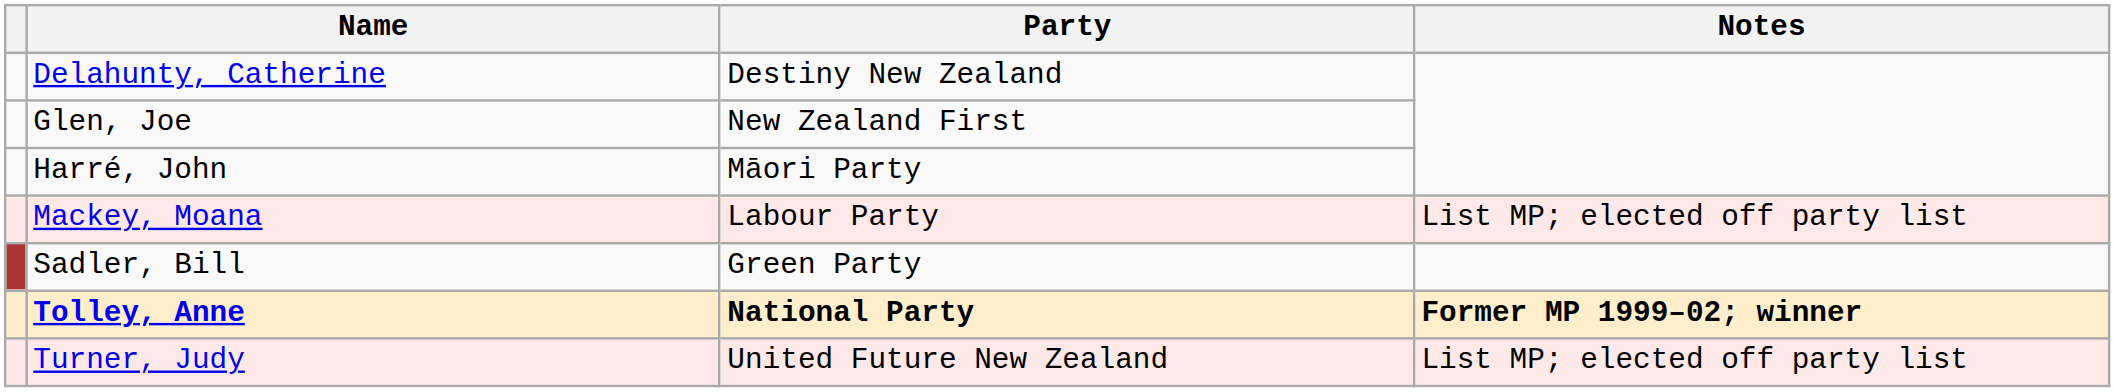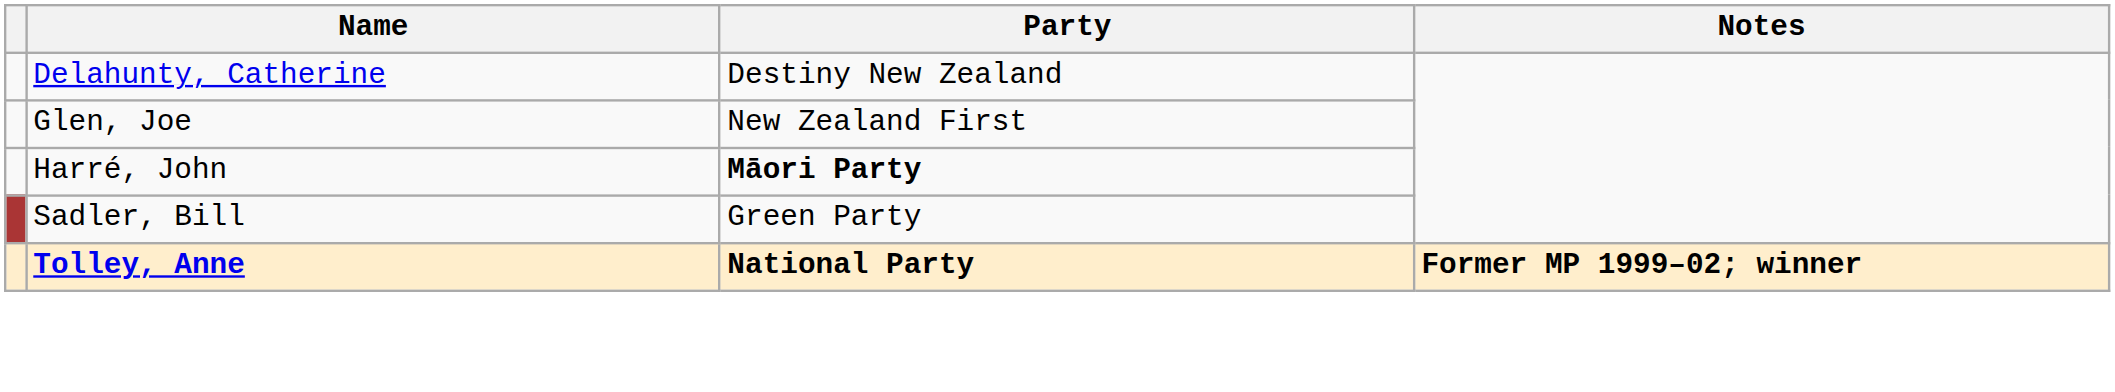(824, 172) normal -> (824, 172) bold
- row: (148, 219)
- row: (139, 361)
